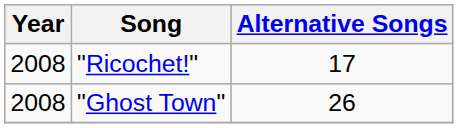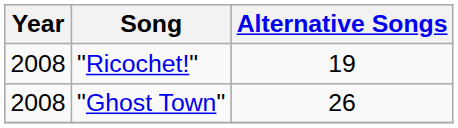(342, 63) 17 -> (342, 63) 19
